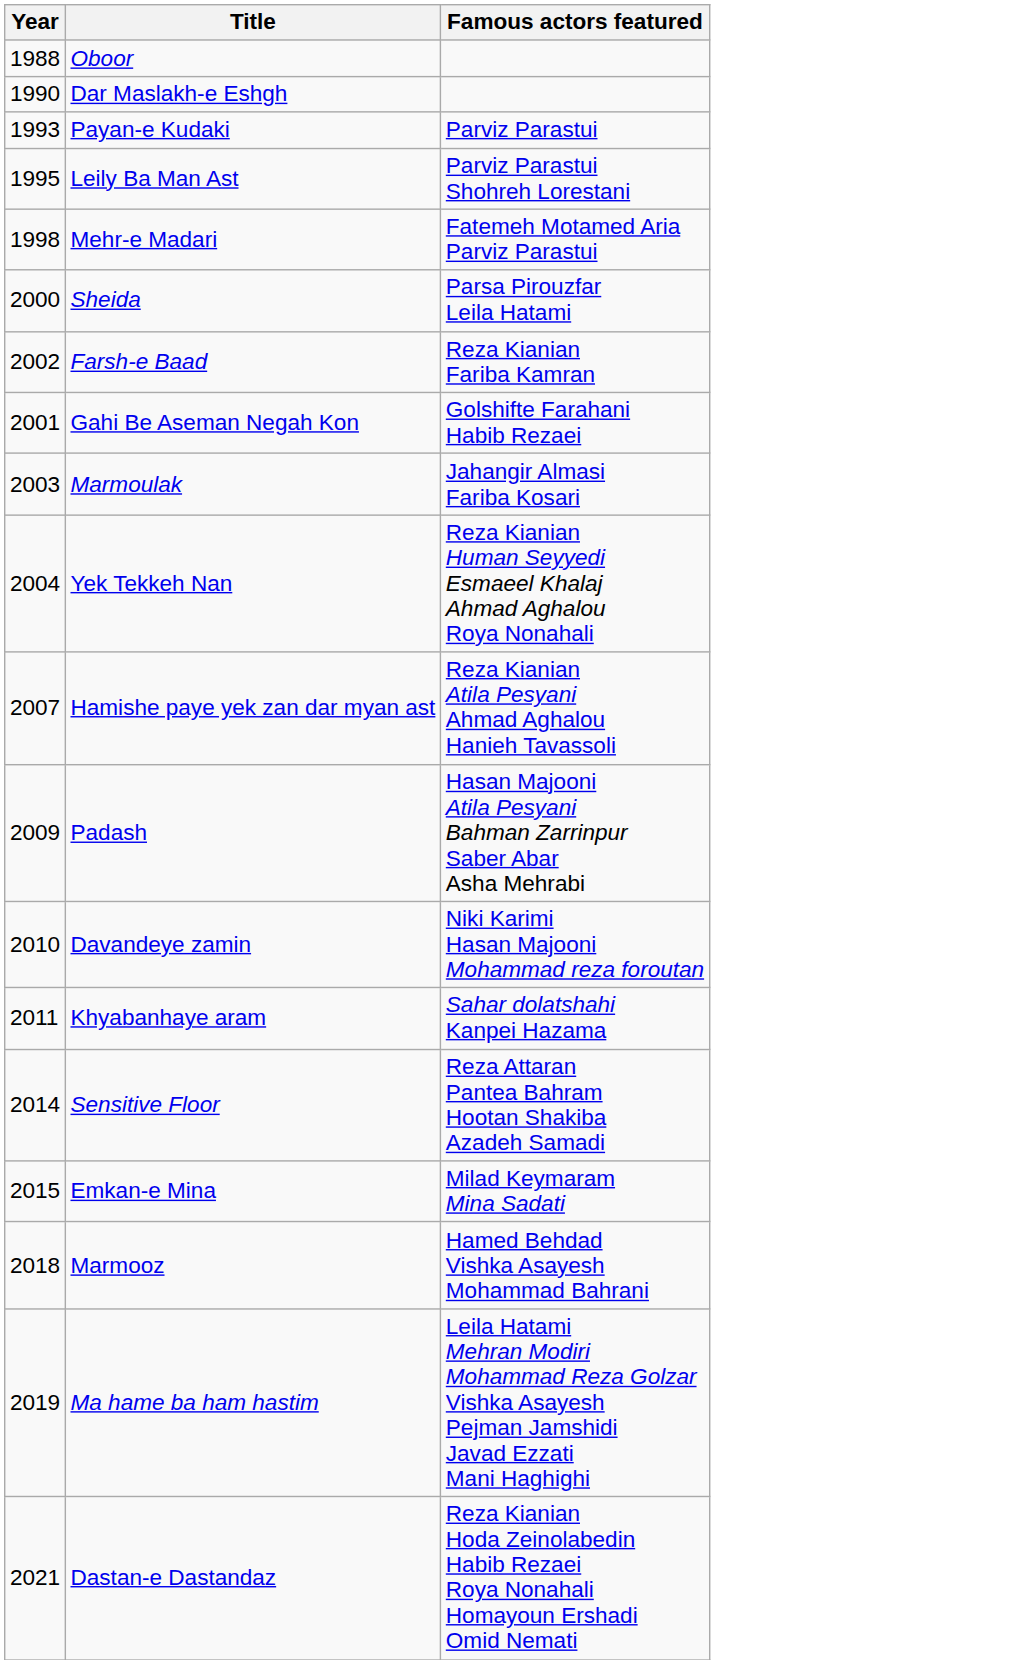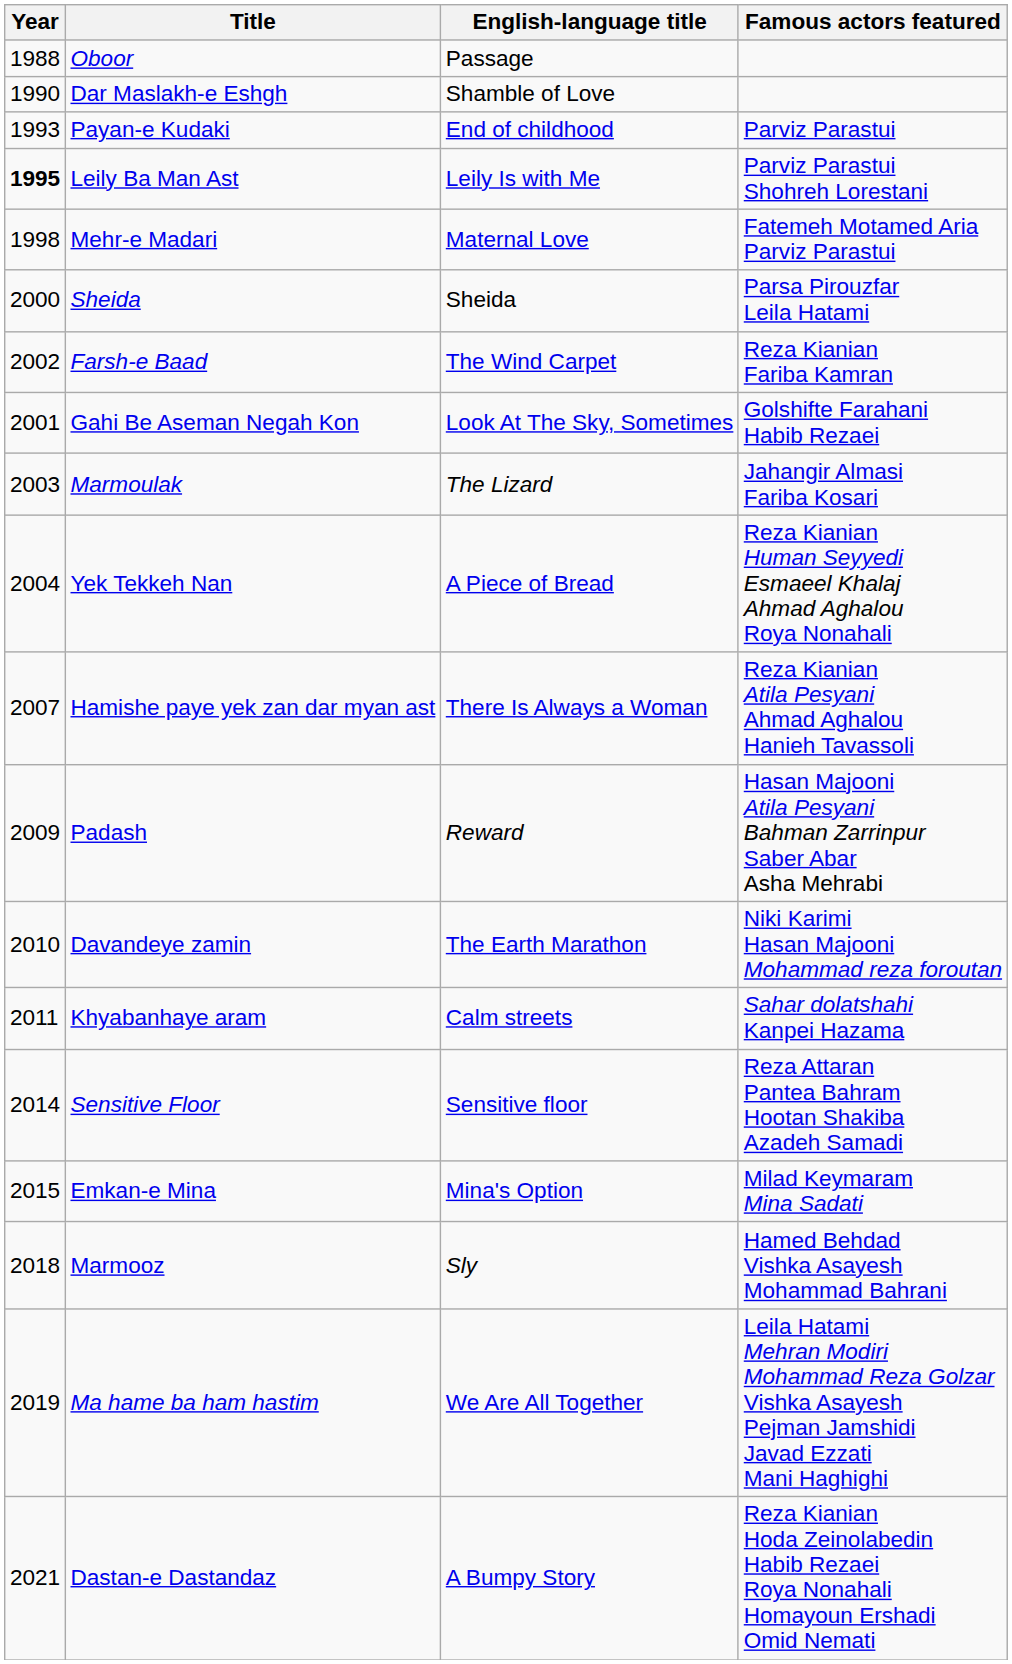+ column: (590, 22)
(35, 178) normal -> (35, 178) bold
